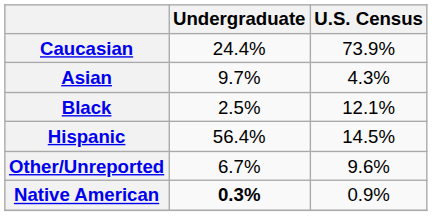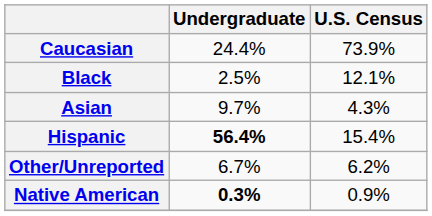rows swapped: (87, 107) <-> (87, 78)
(239, 136) normal -> (239, 136) bold
(369, 136) 14.5% -> (369, 136) 15.4%
(369, 166) 9.6% -> (369, 166) 6.2%
